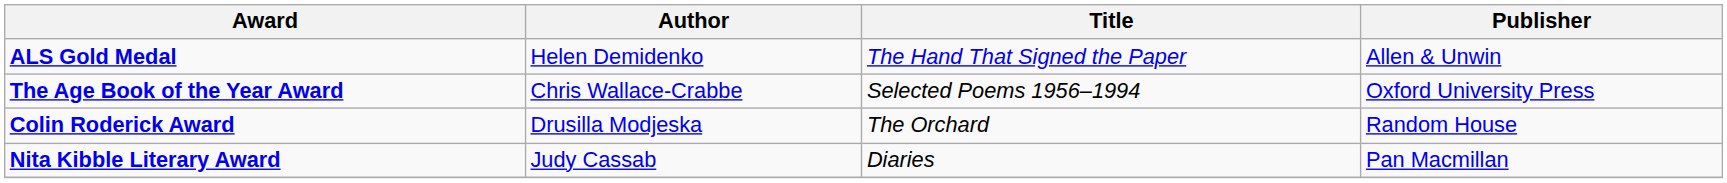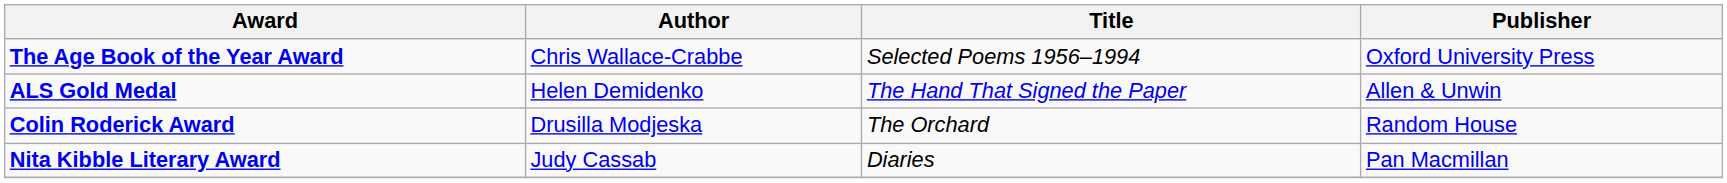rows swapped: (177, 90) <-> (93, 56)
